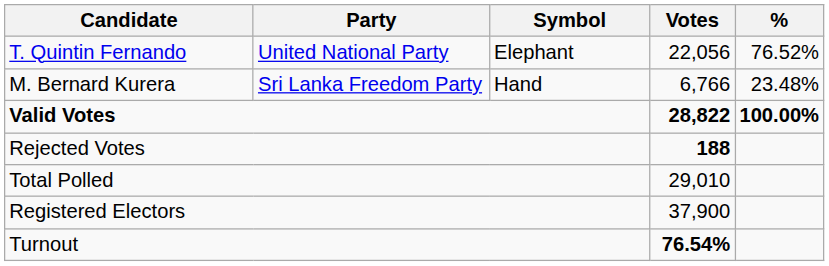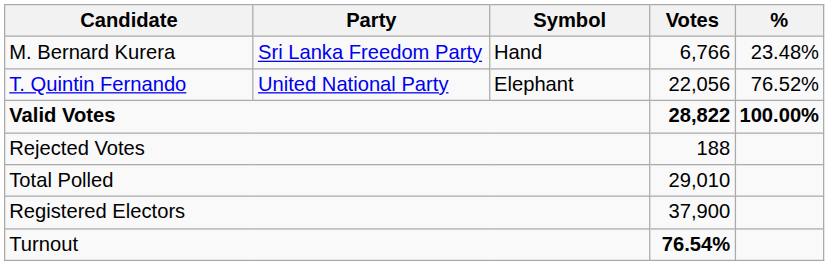rows swapped: (98, 52) <-> (92, 84)
(713, 148) bold -> (713, 148) normal
